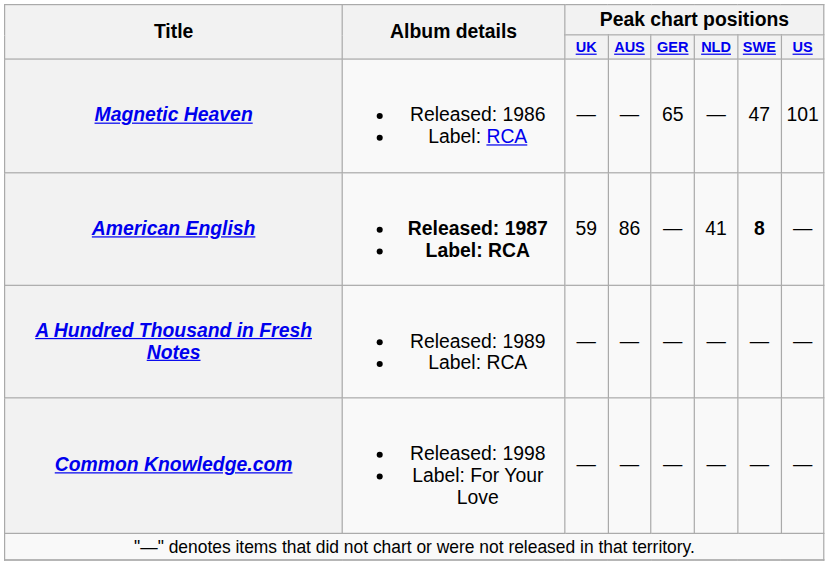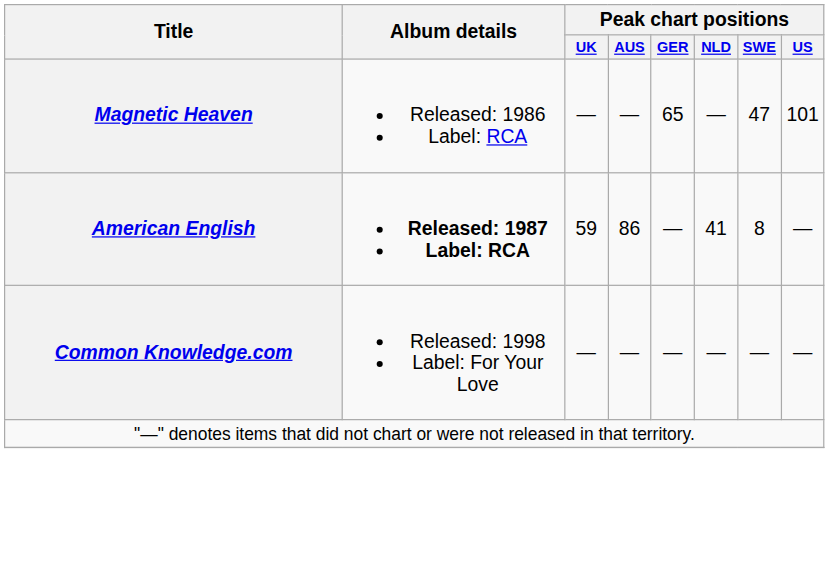(759, 228) bold -> (759, 228) normal
- row: (174, 341)
